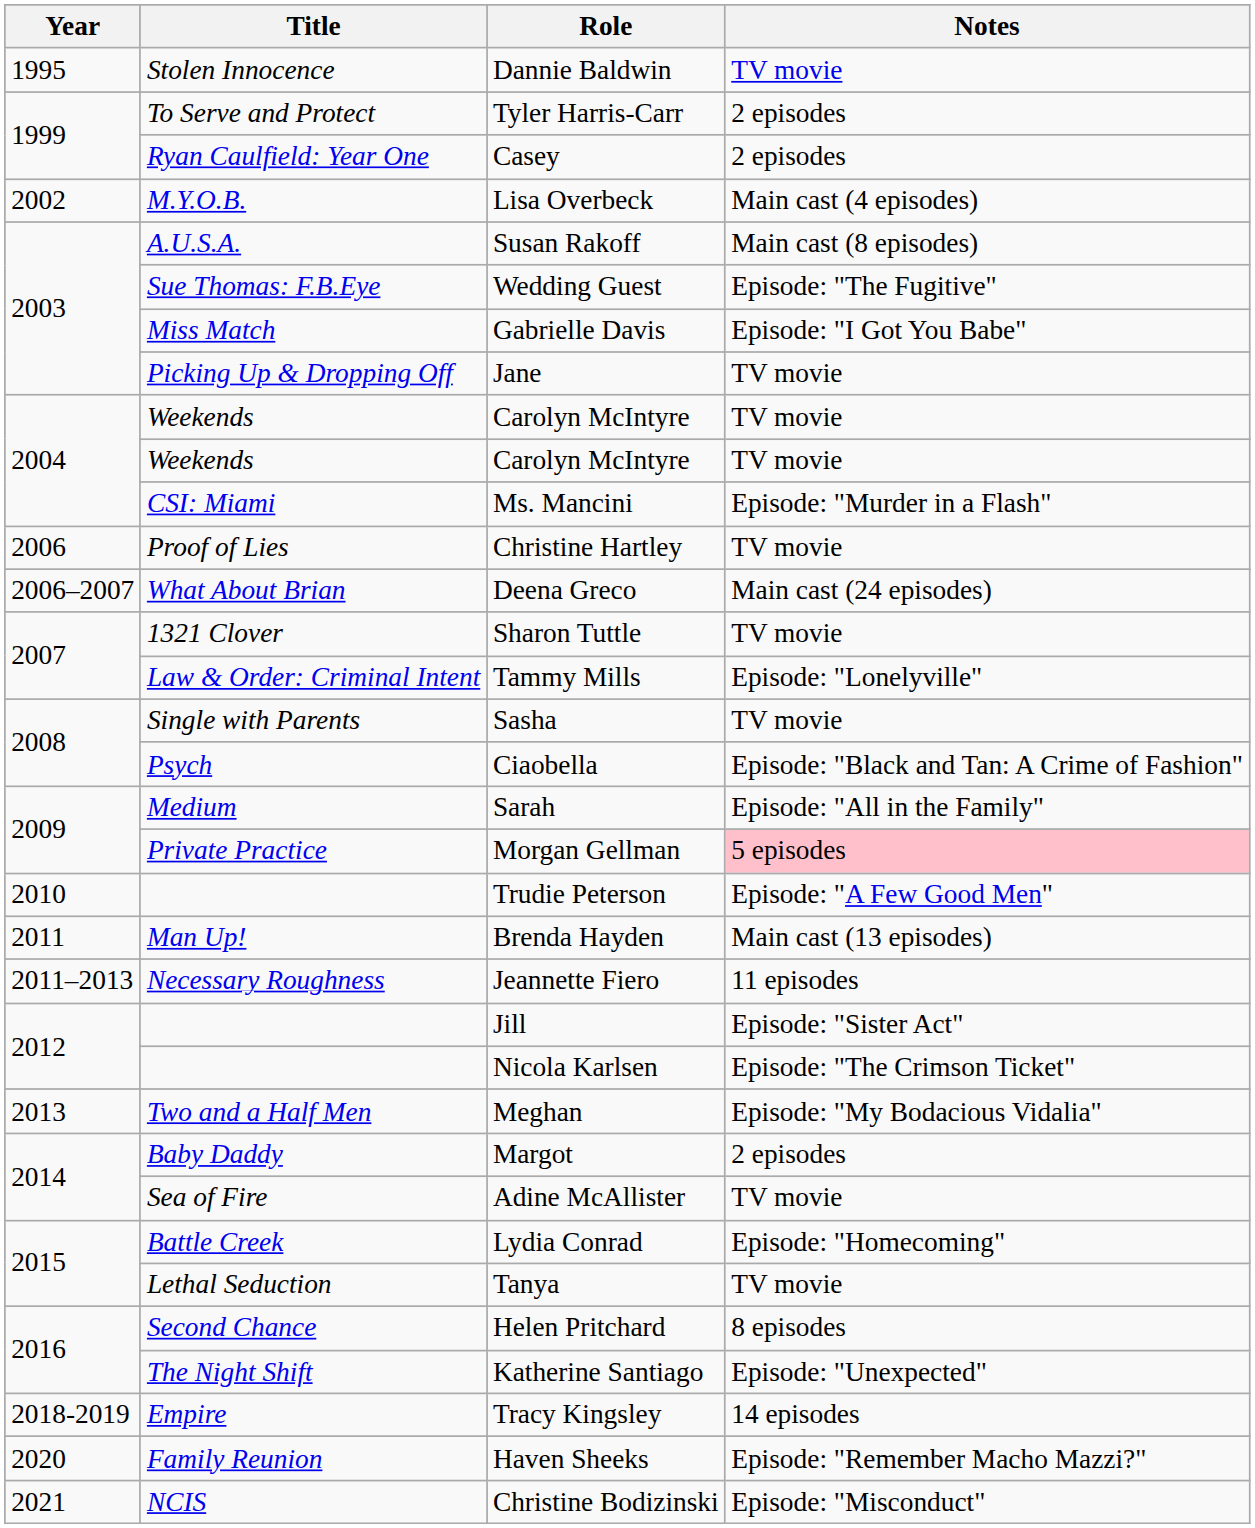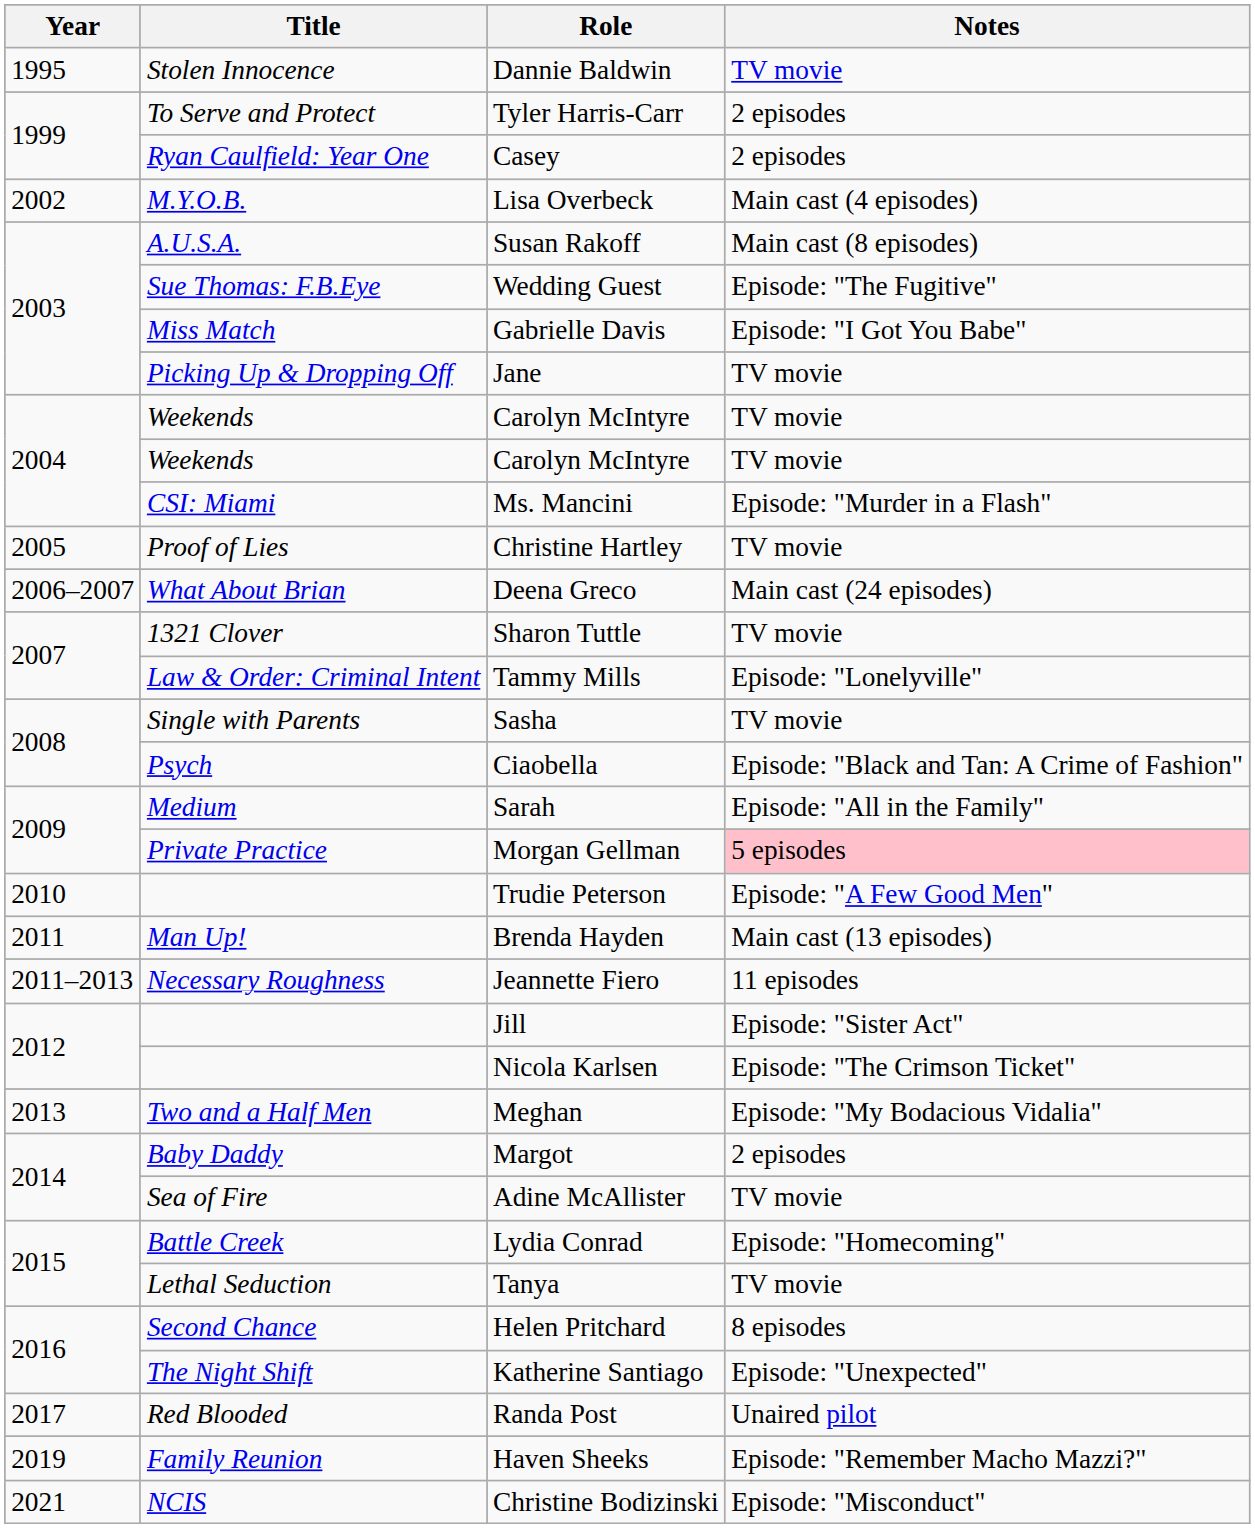(39, 546) 2006 -> (39, 546) 2005
+ row: (217, 1414)
- row: (187, 1414)
(39, 1458) 2020 -> (39, 1458) 2019
